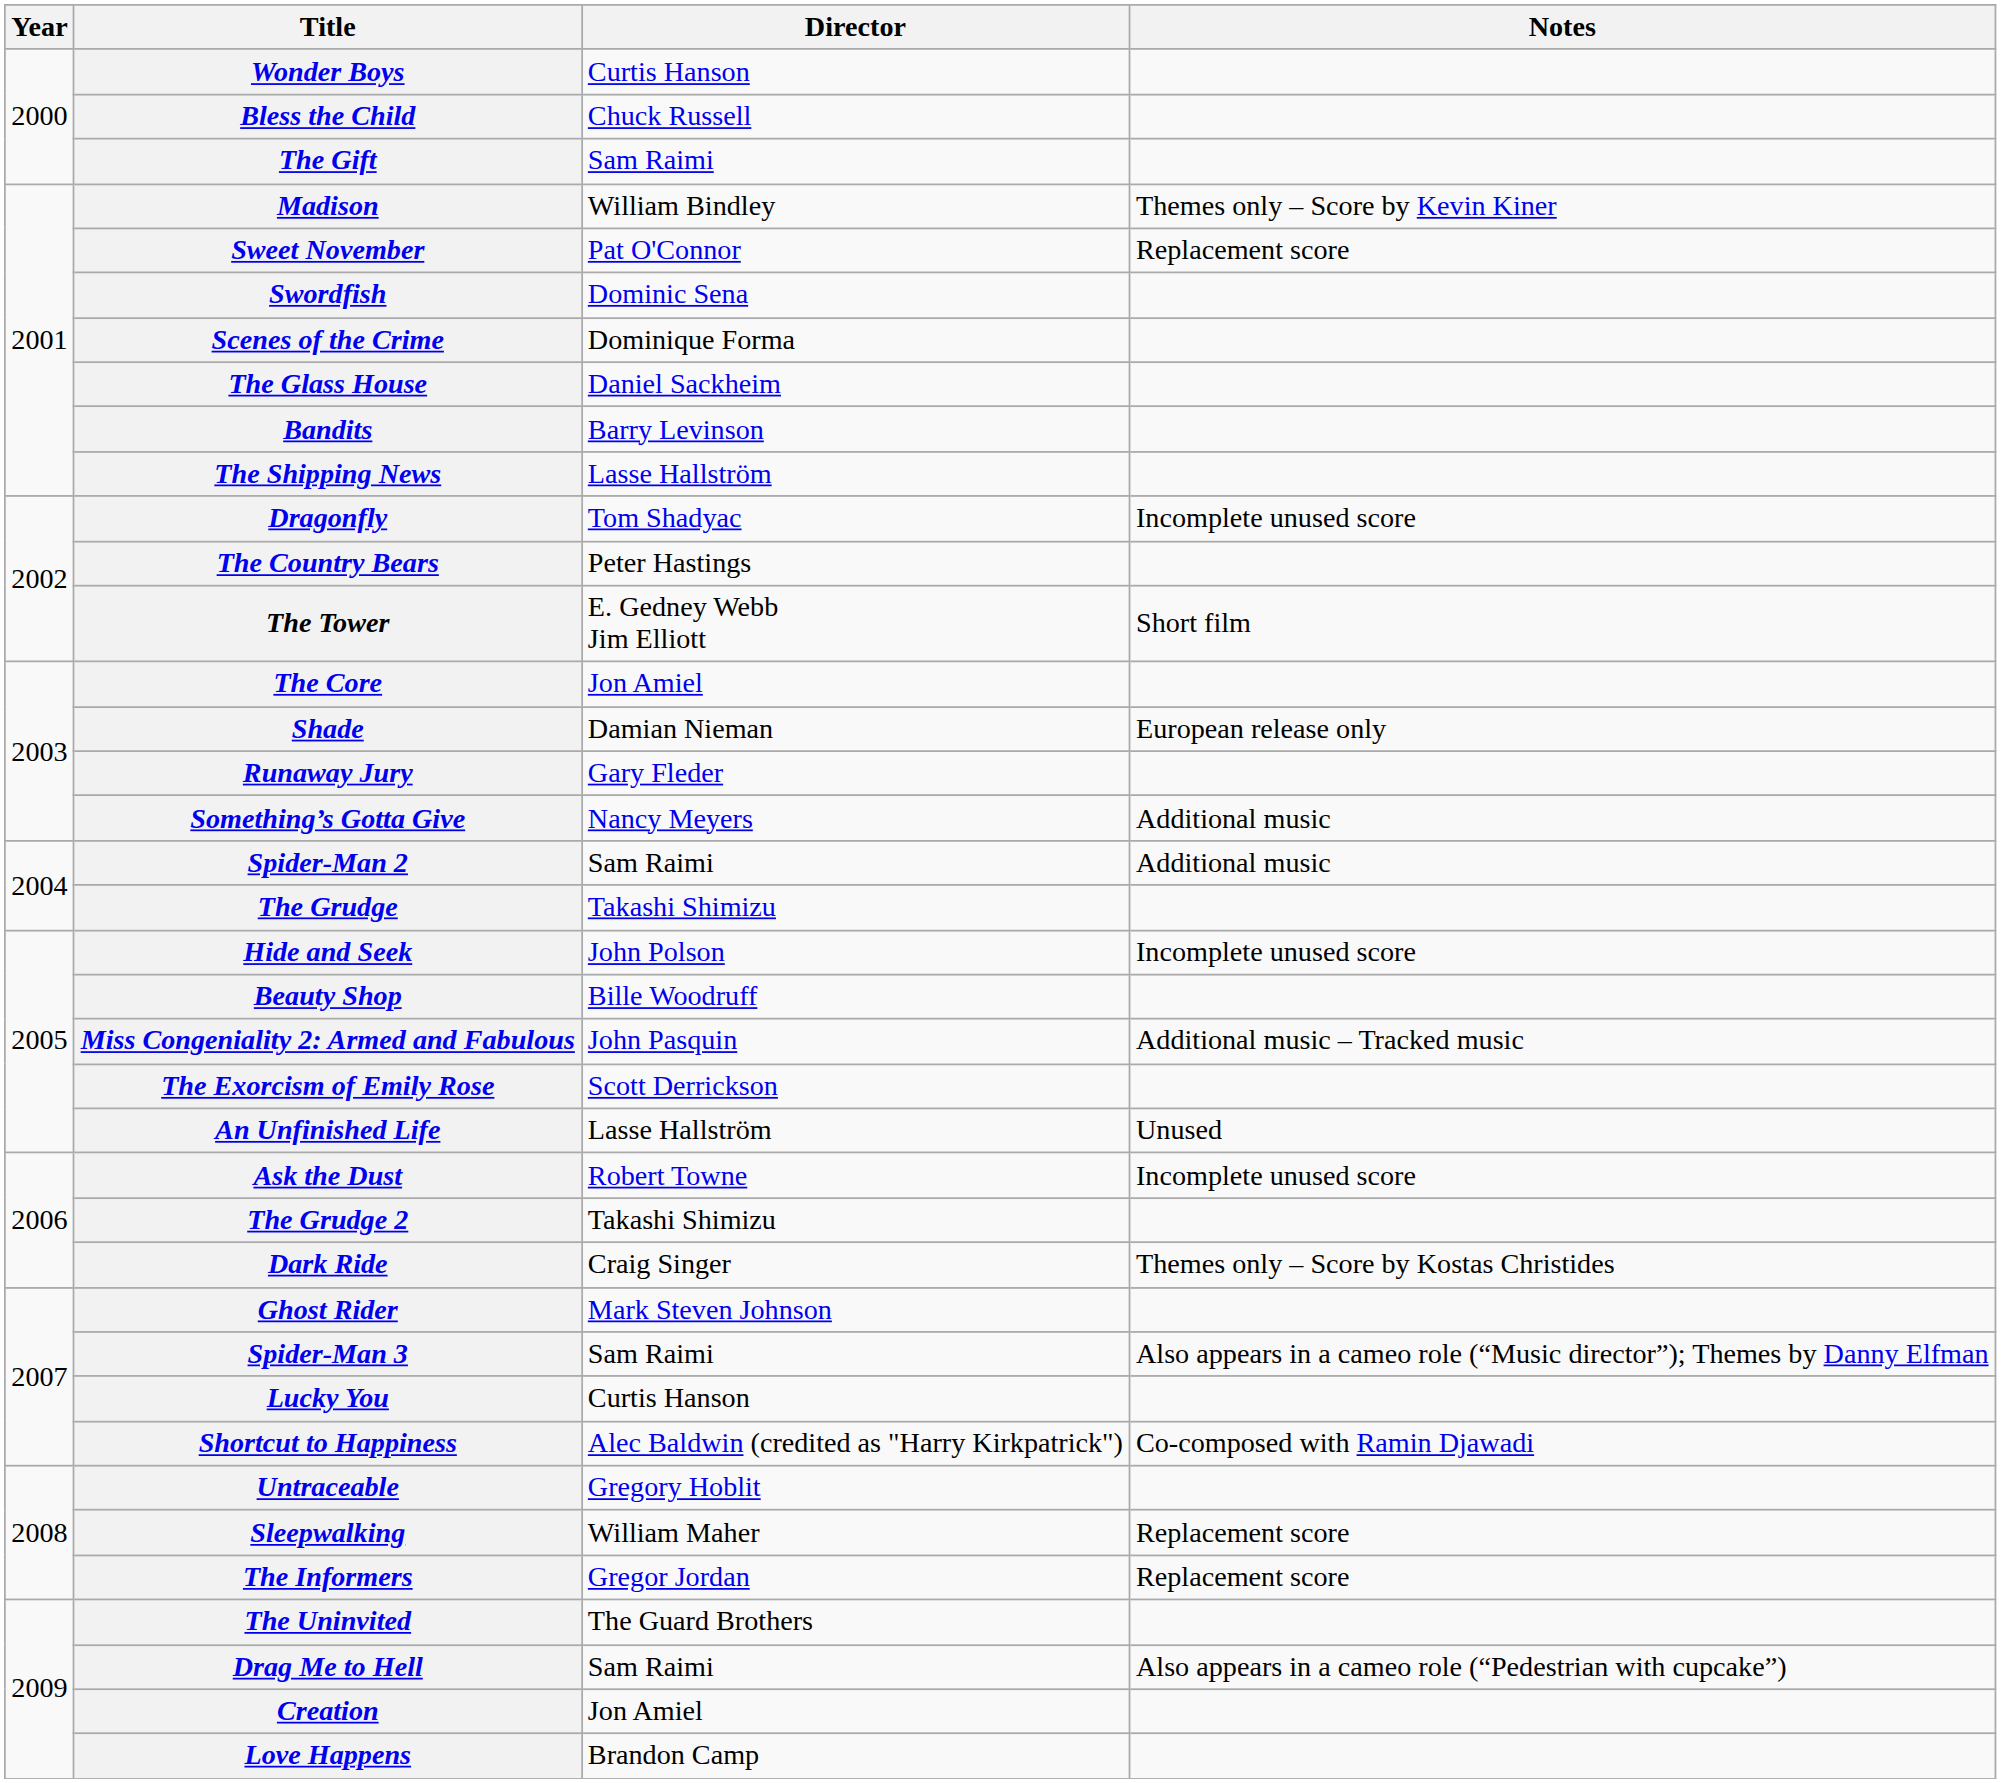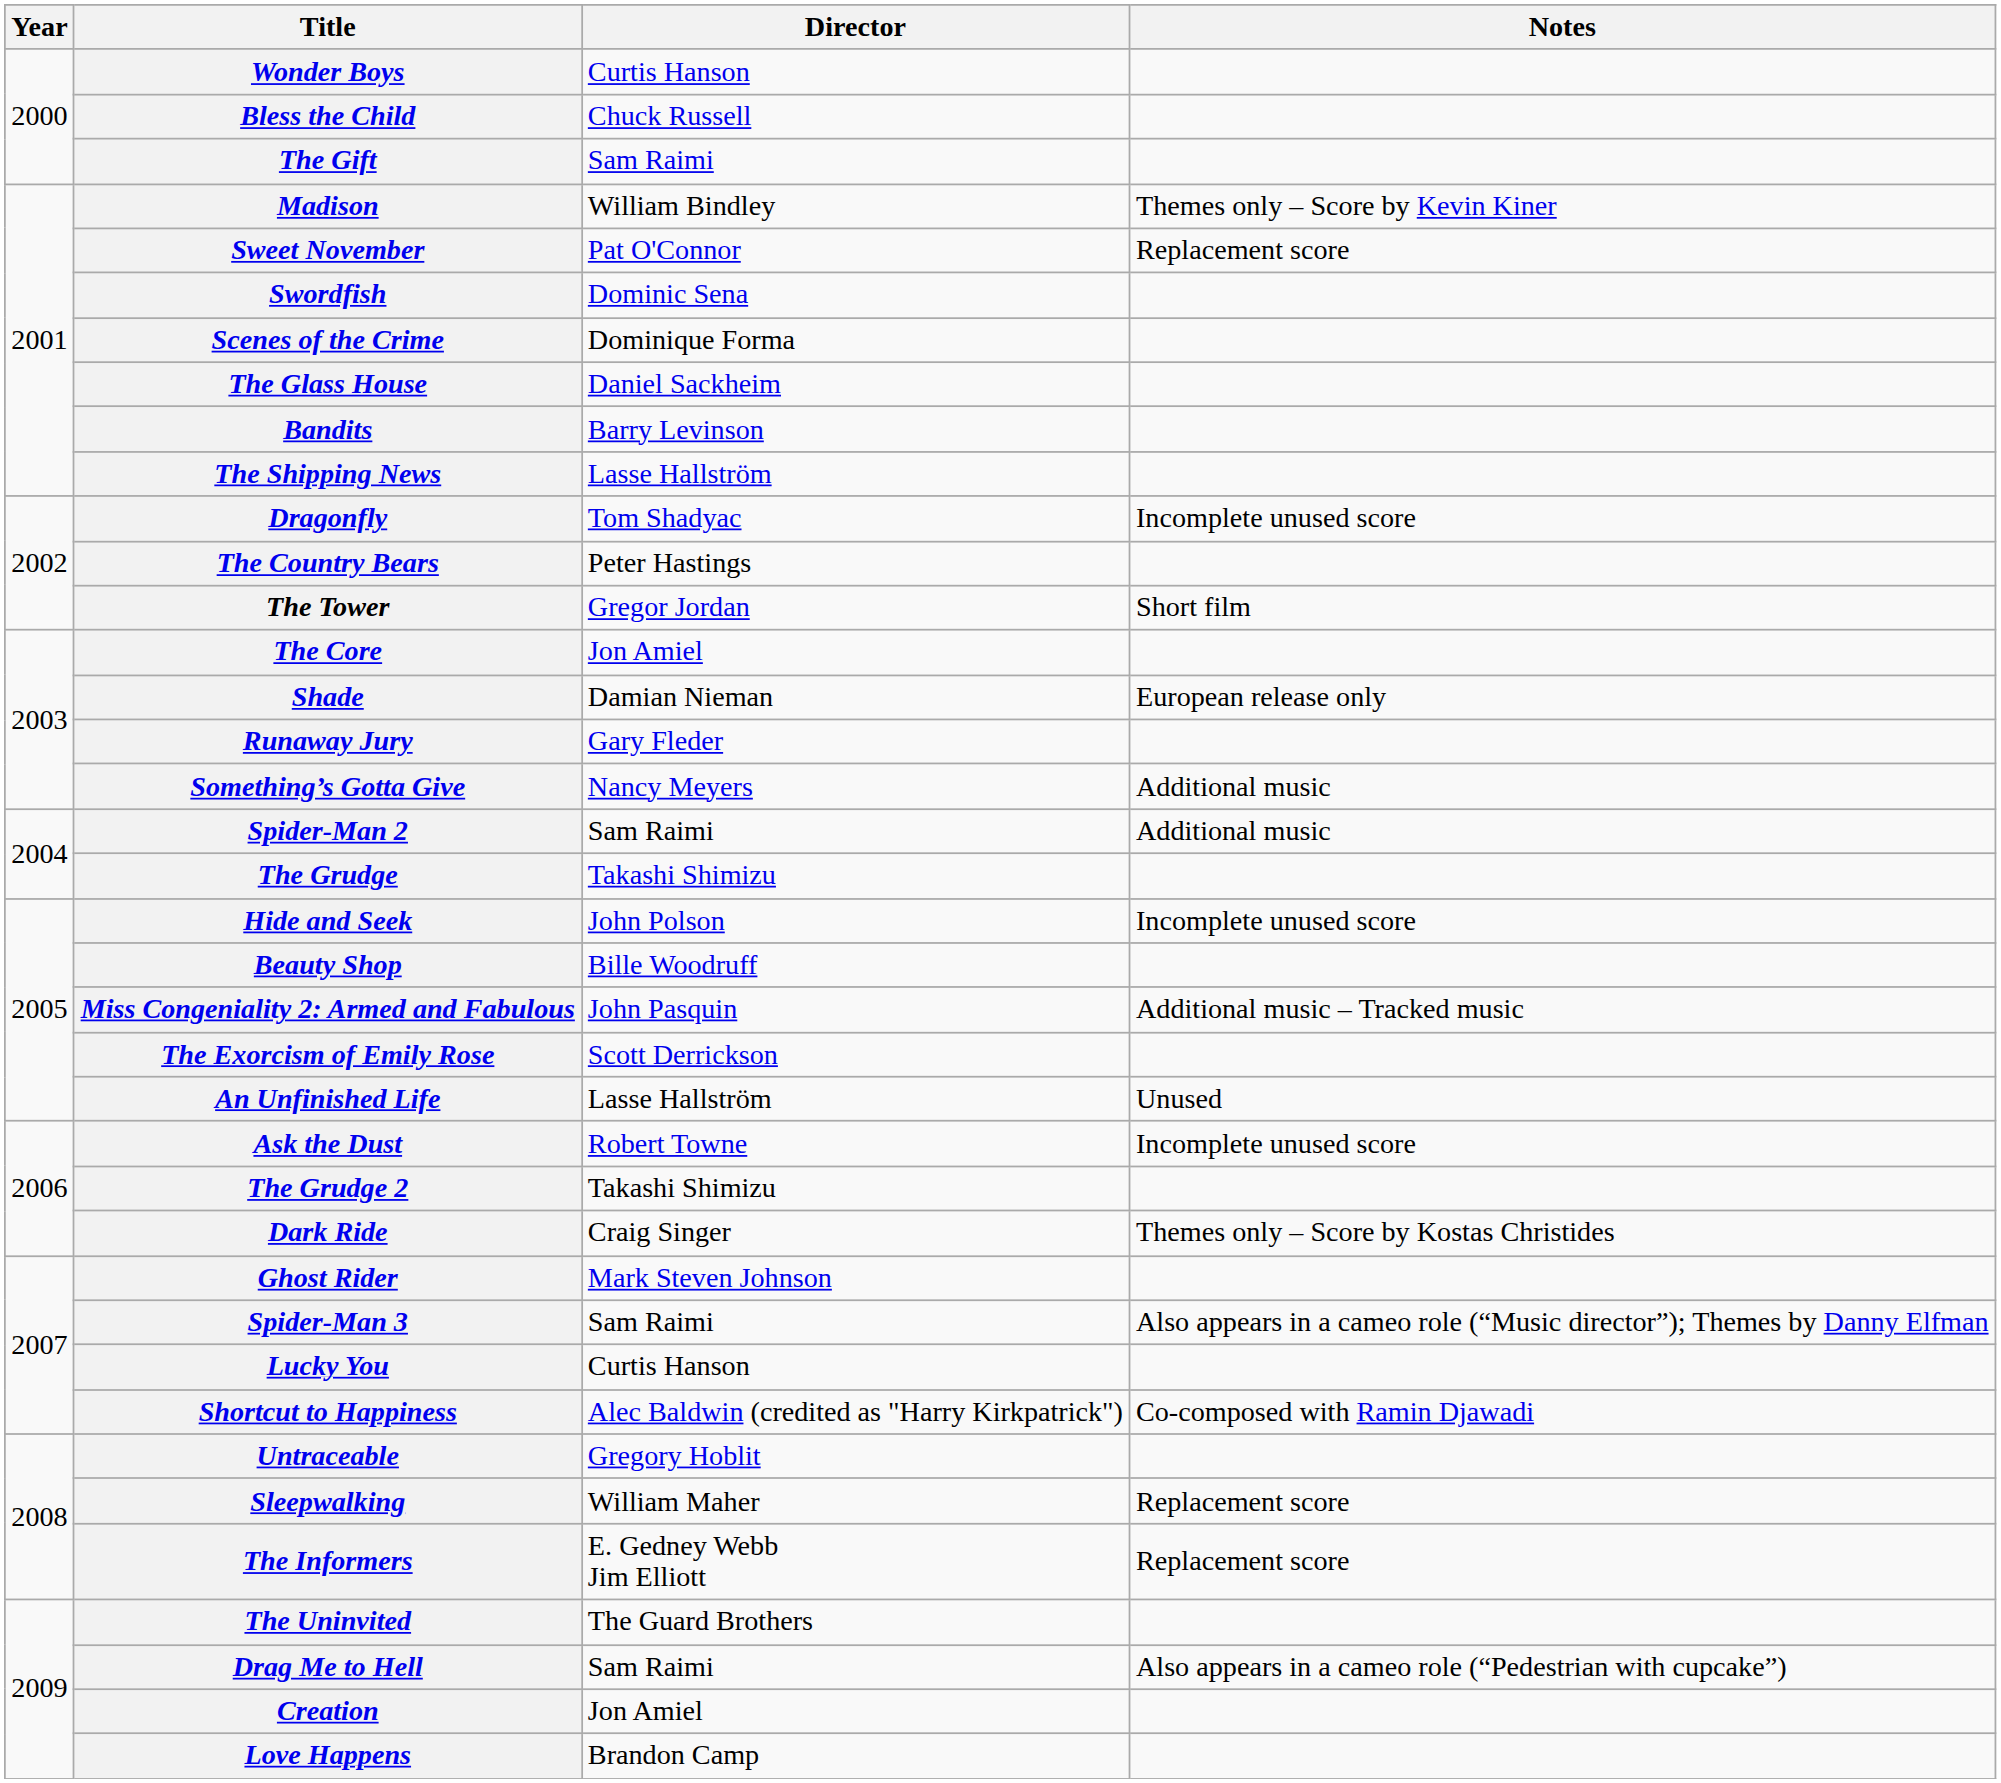(683, 623) E. Gedney Webb Jim Elliott -> (669, 607) Gregor Jordan
(669, 1576) Gregor Jordan -> (683, 1561) E. Gedney Webb Jim Elliott
